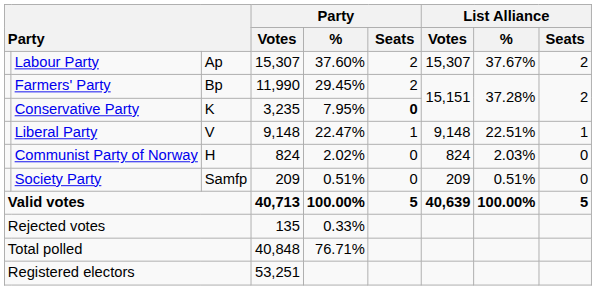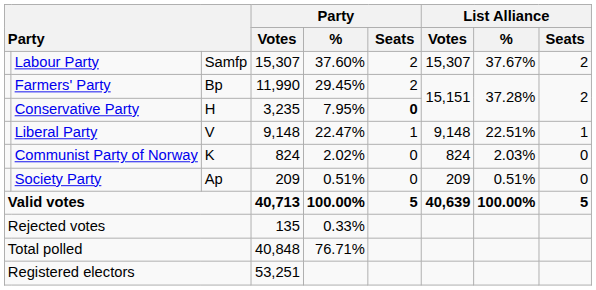(214, 62) Ap -> (226, 62) Samfp
(210, 109) K -> (210, 109) H
(210, 156) H -> (210, 156) K
(226, 179) Samfp -> (214, 179) Ap
